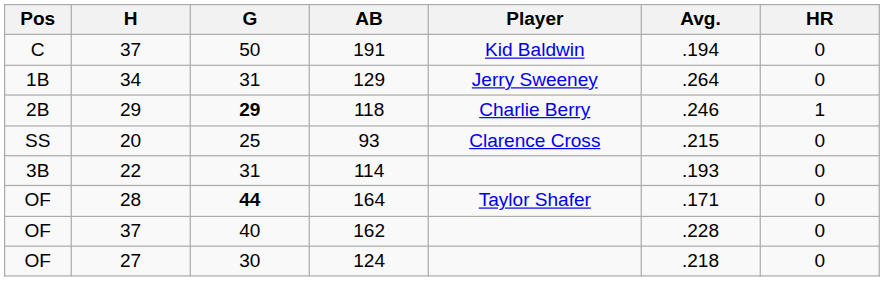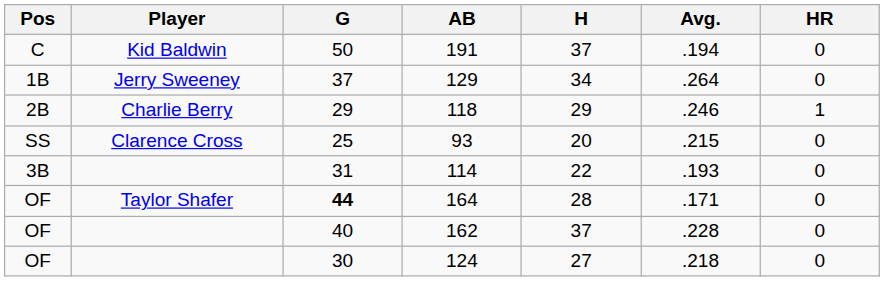columns swapped: (535, 19) <-> (131, 19)
(250, 79) 31 -> (343, 79) 37
(250, 110) bold -> (343, 110) normal
